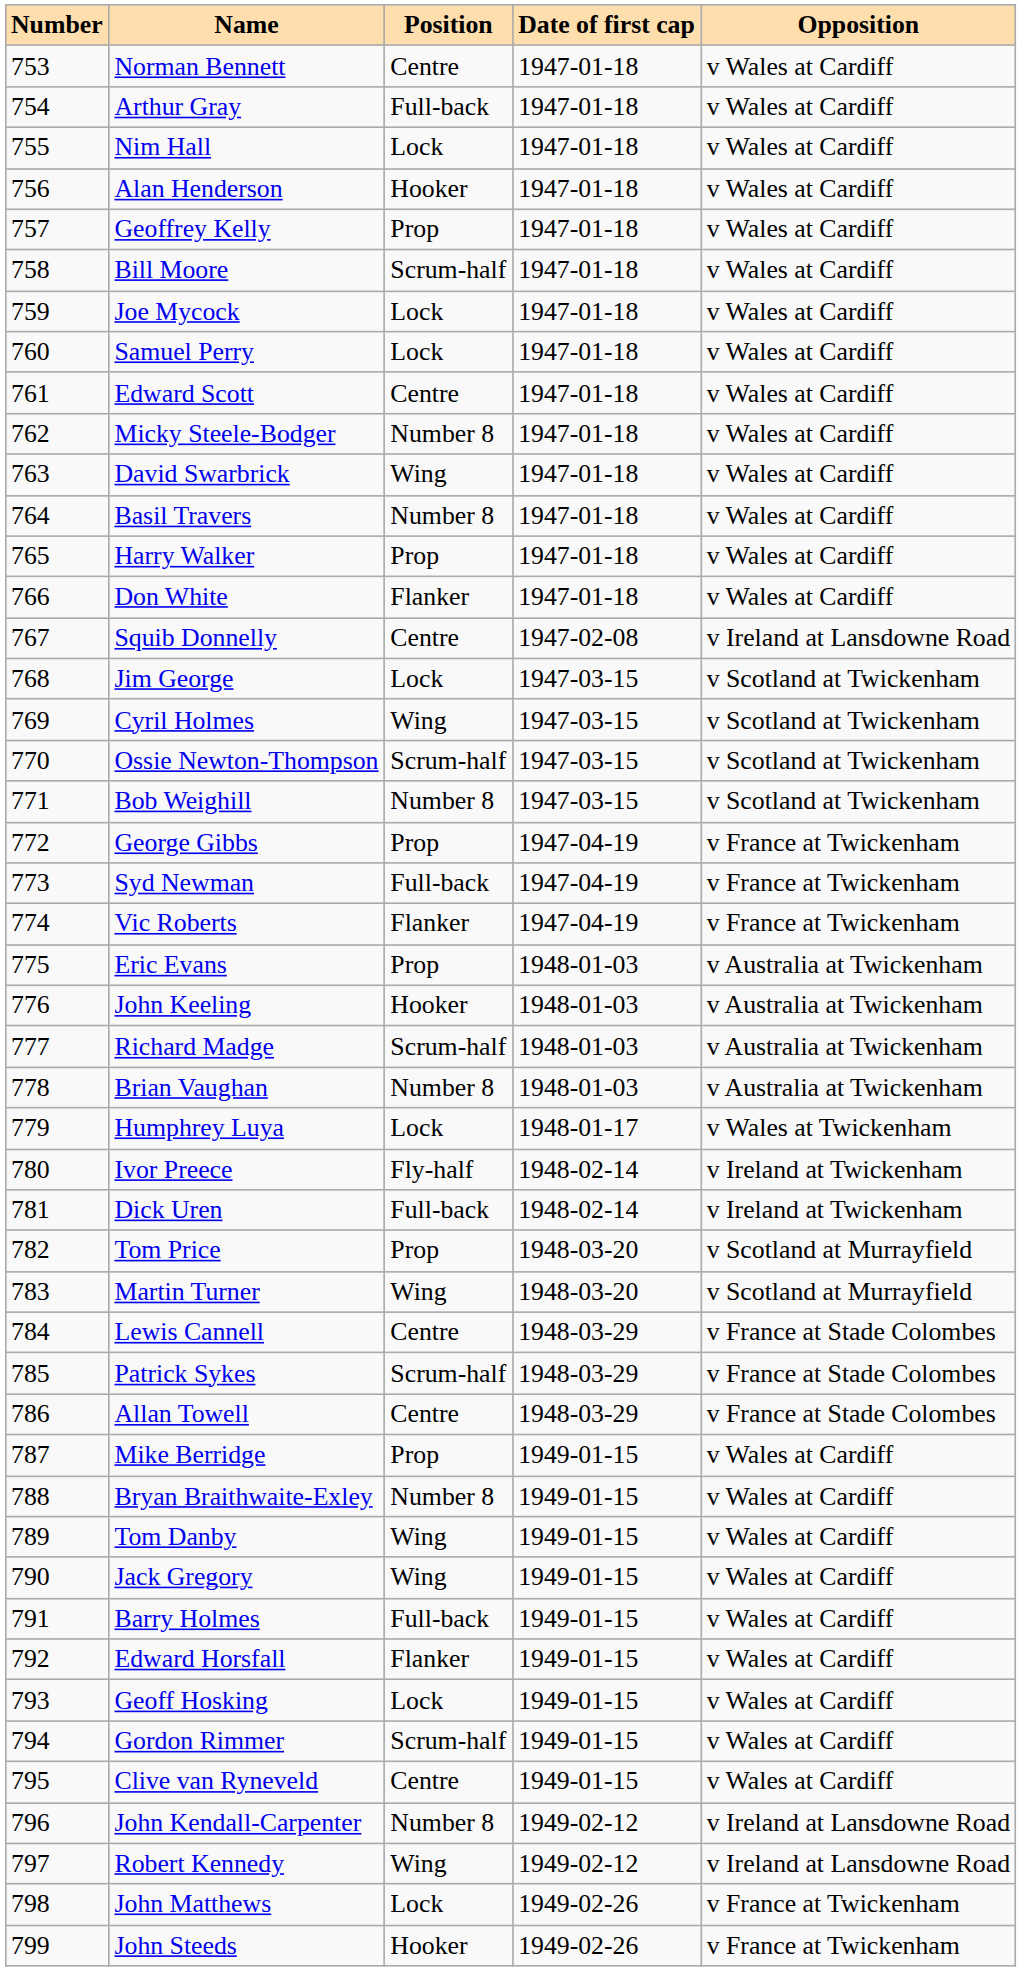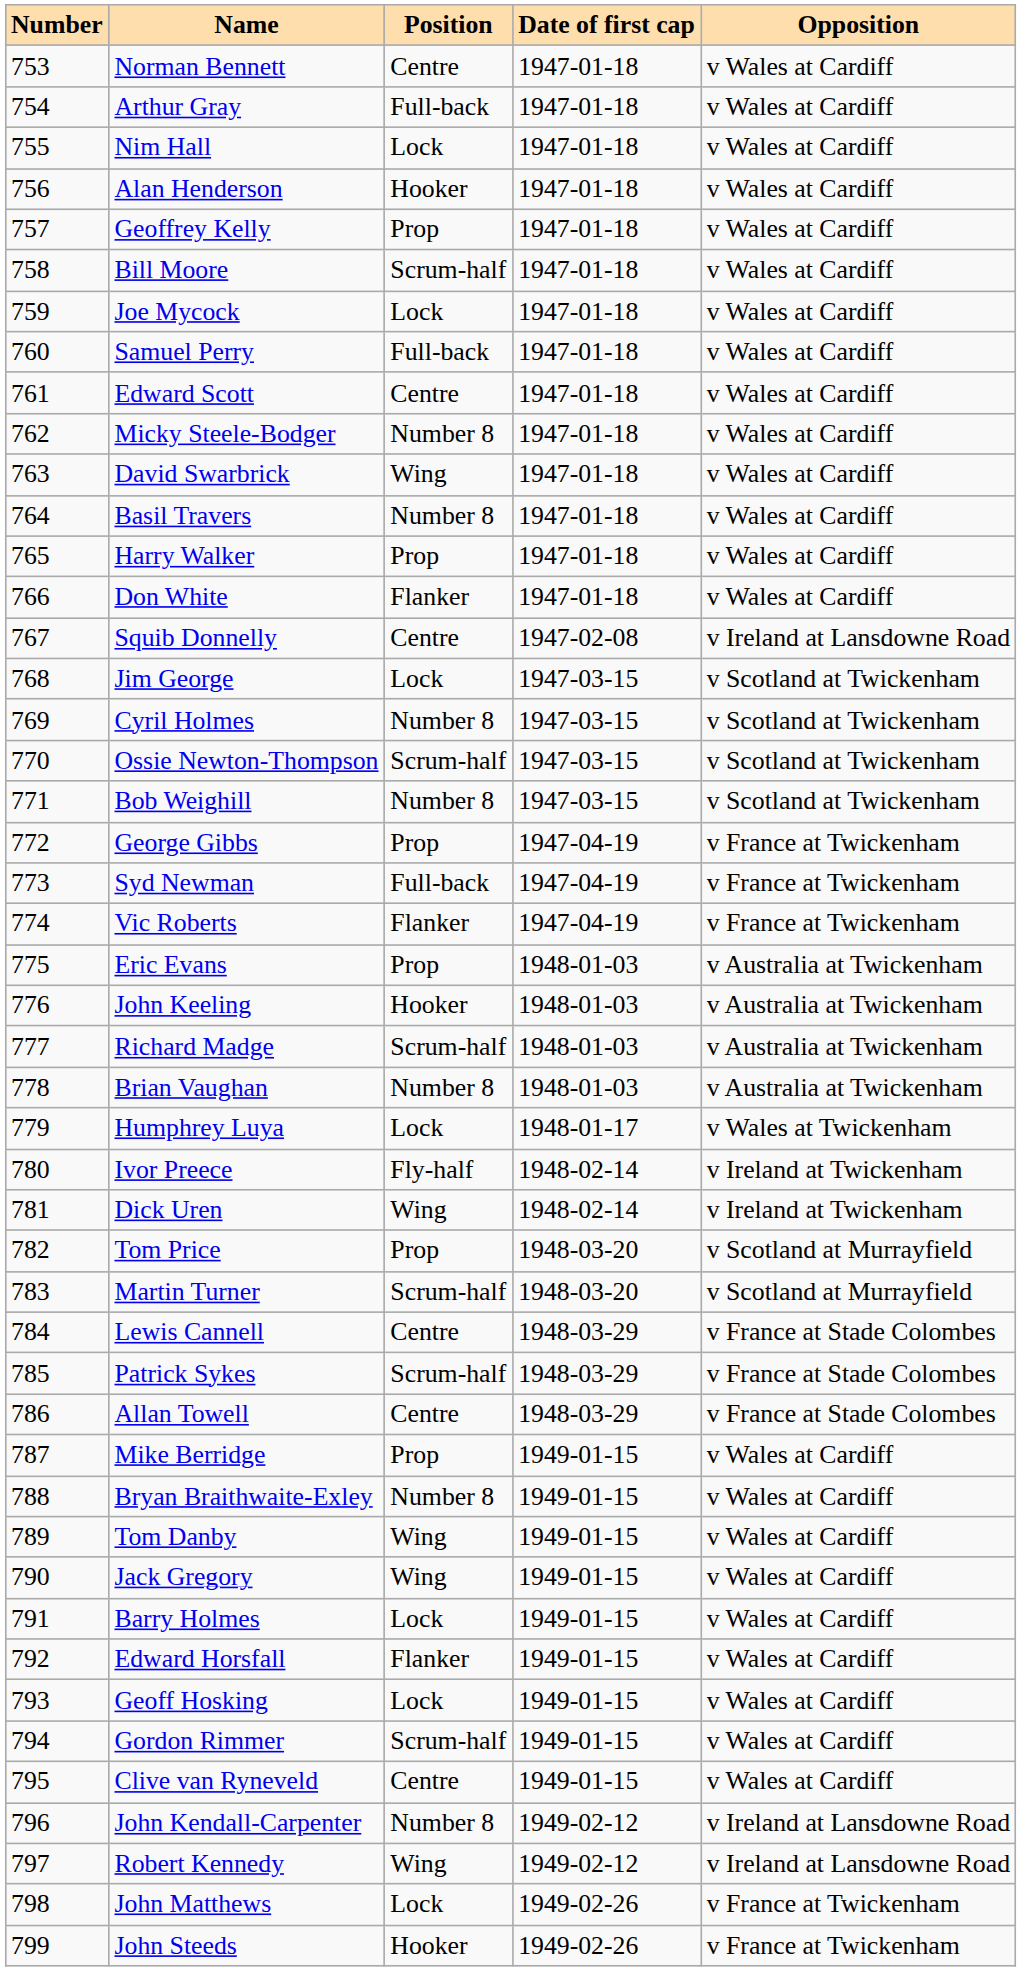(417, 351) Lock -> (440, 351) Full-back
(418, 719) Wing -> (442, 719) Number 8
(440, 1209) Full-back -> (418, 1209) Wing
(418, 1291) Wing -> (448, 1291) Scrum-half
(440, 1618) Full-back -> (417, 1618) Lock
